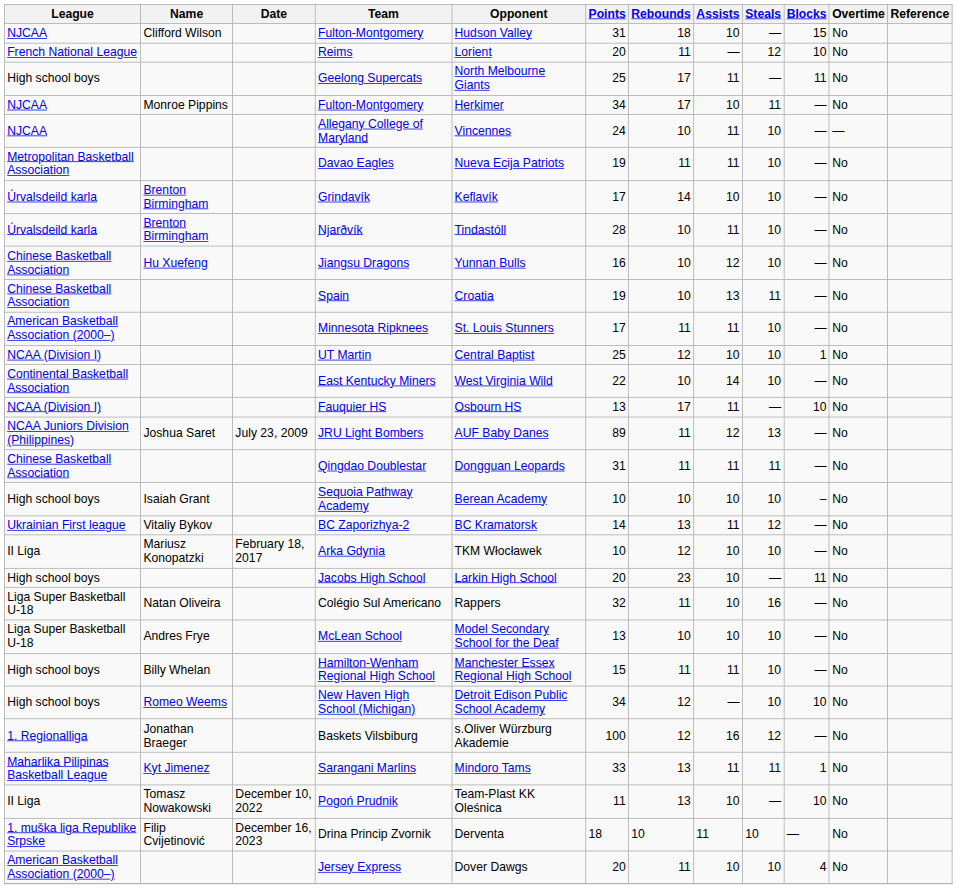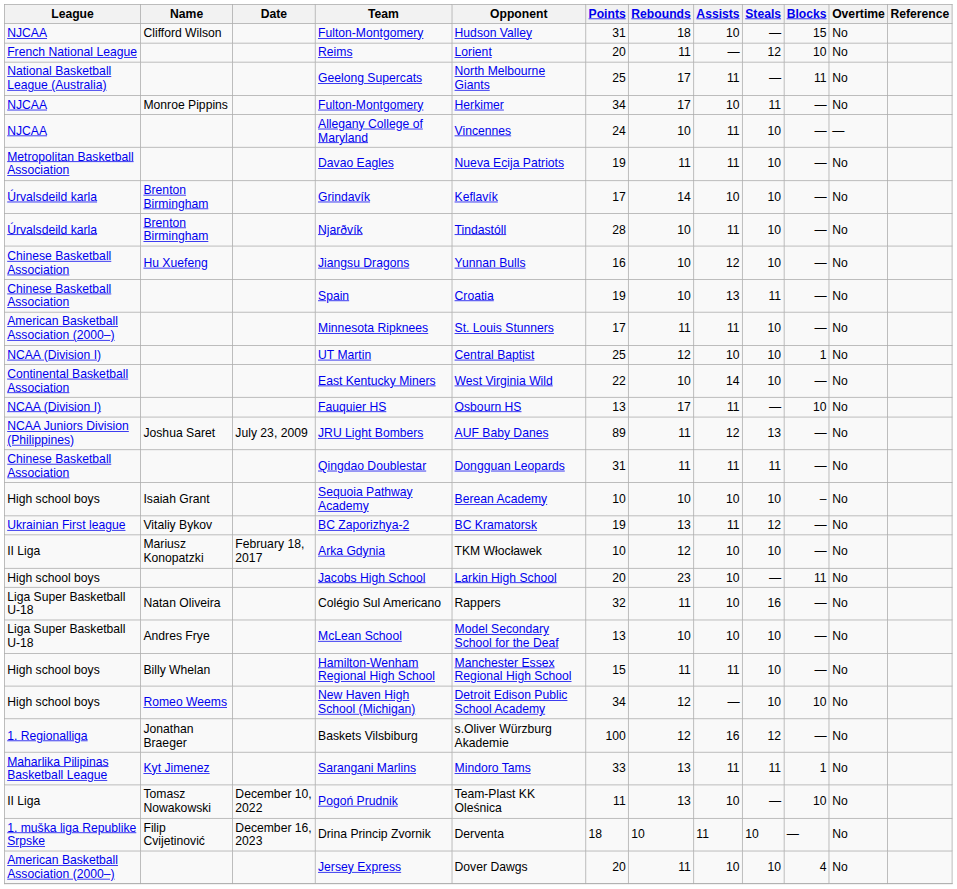(53, 78) High school boys -> (59, 78) National Basketball League (Australia)
(619, 525) 14 -> (619, 525) 19
